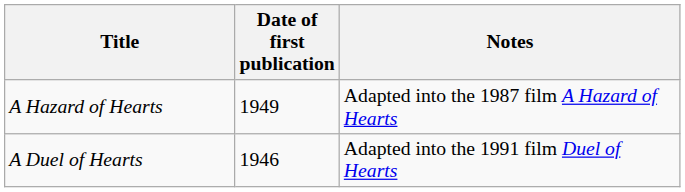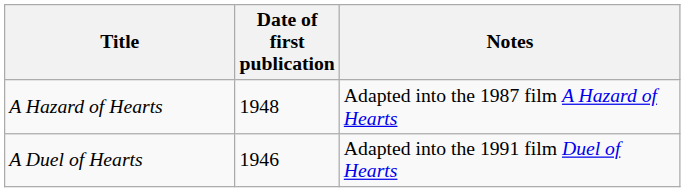(259, 106) 1949 -> (259, 106) 1948
